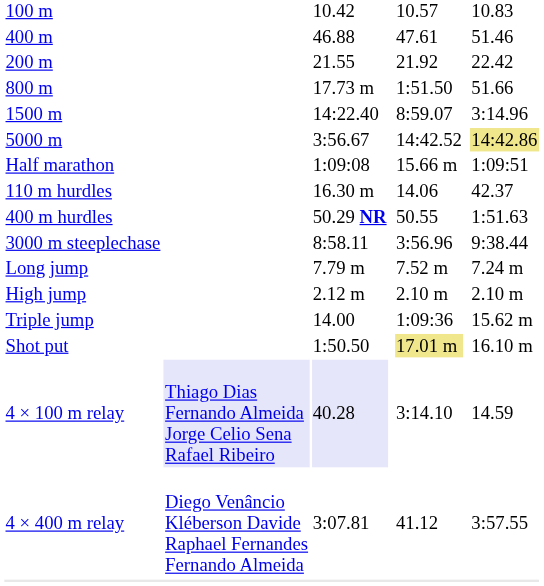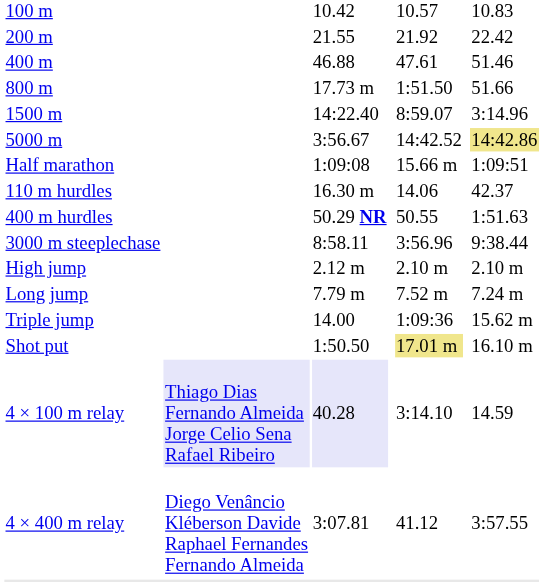rows swapped: (29, 62) <-> (29, 36)
rows swapped: (46, 294) <-> (47, 268)
